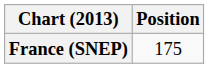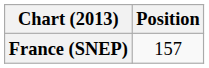(168, 48) 175 -> (168, 48) 157
